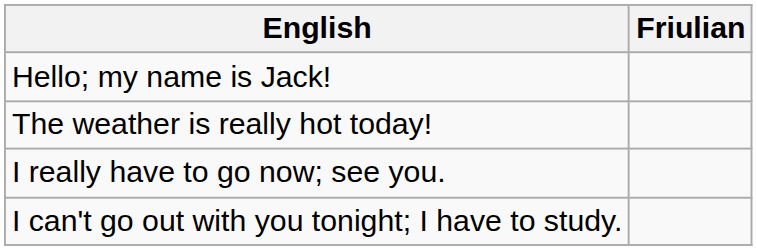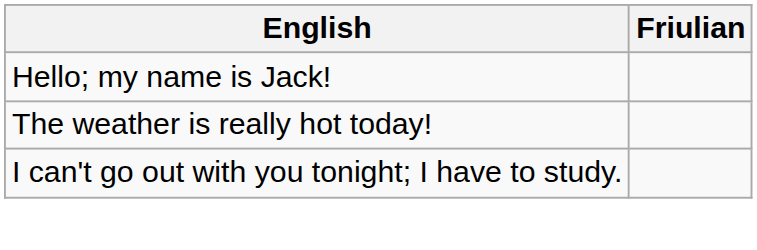- row: (229, 172)
